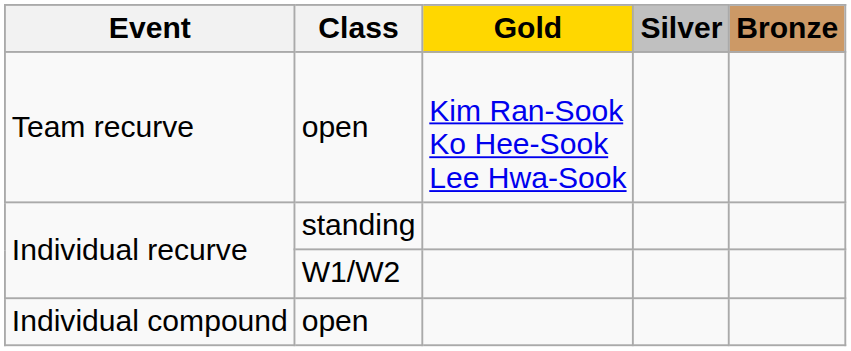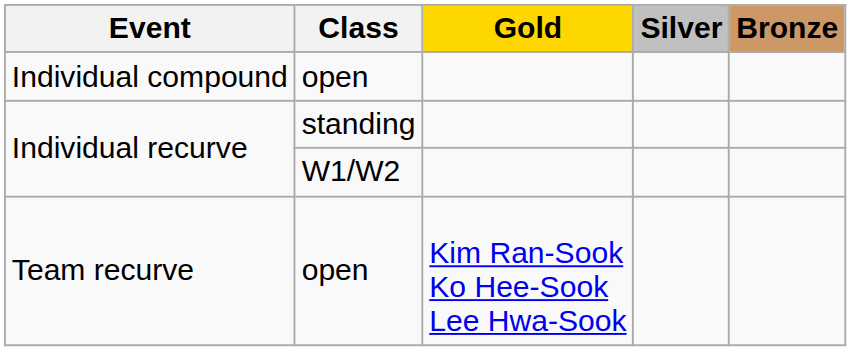rows swapped: (150, 320) <-> (103, 126)
